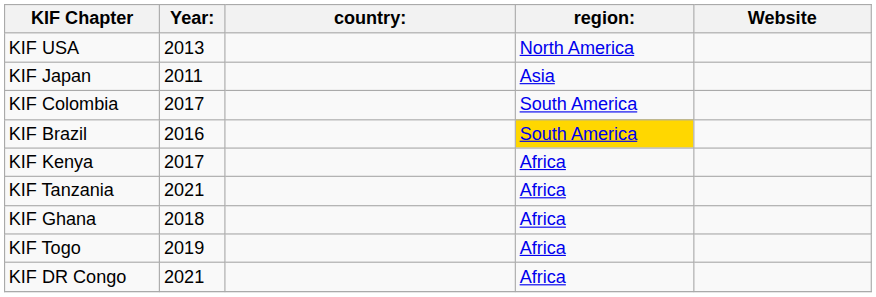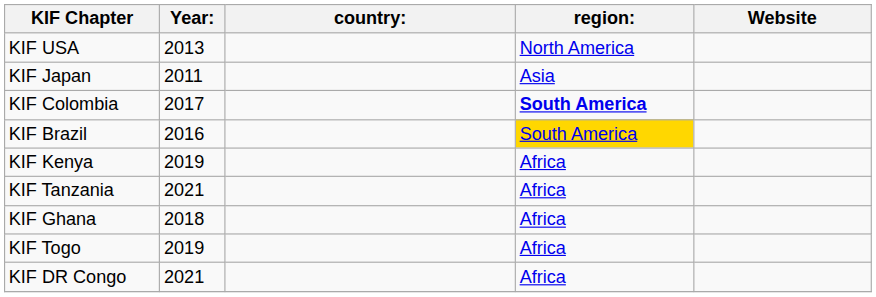(578, 104) normal -> (583, 104) bold
(184, 162) 2017 -> (184, 162) 2019
